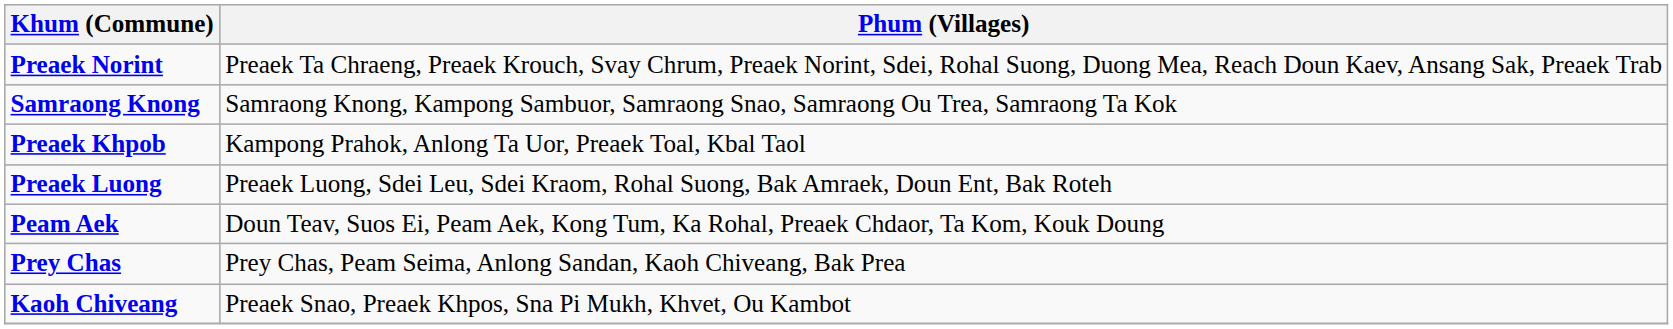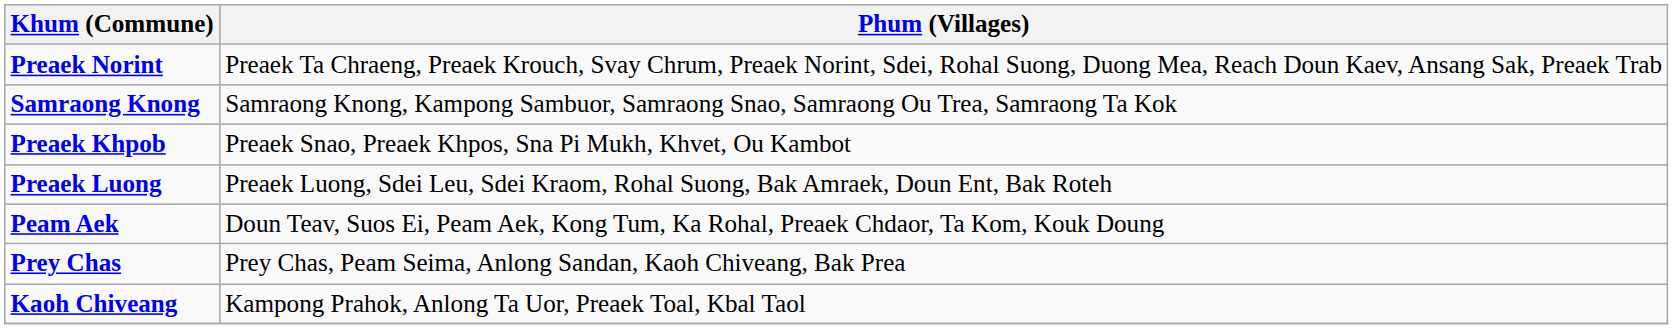(515, 143) Kampong Prahok, Anlong Ta Uor, Preaek Toal, Kbal Taol -> (538, 143) Preaek Snao, Preaek Khpos, Sna Pi Mukh, Khvet, Ou Kambot
(538, 303) Preaek Snao, Preaek Khpos, Sna Pi Mukh, Khvet, Ou Kambot -> (515, 303) Kampong Prahok, Anlong Ta Uor, Preaek Toal, Kbal Taol
